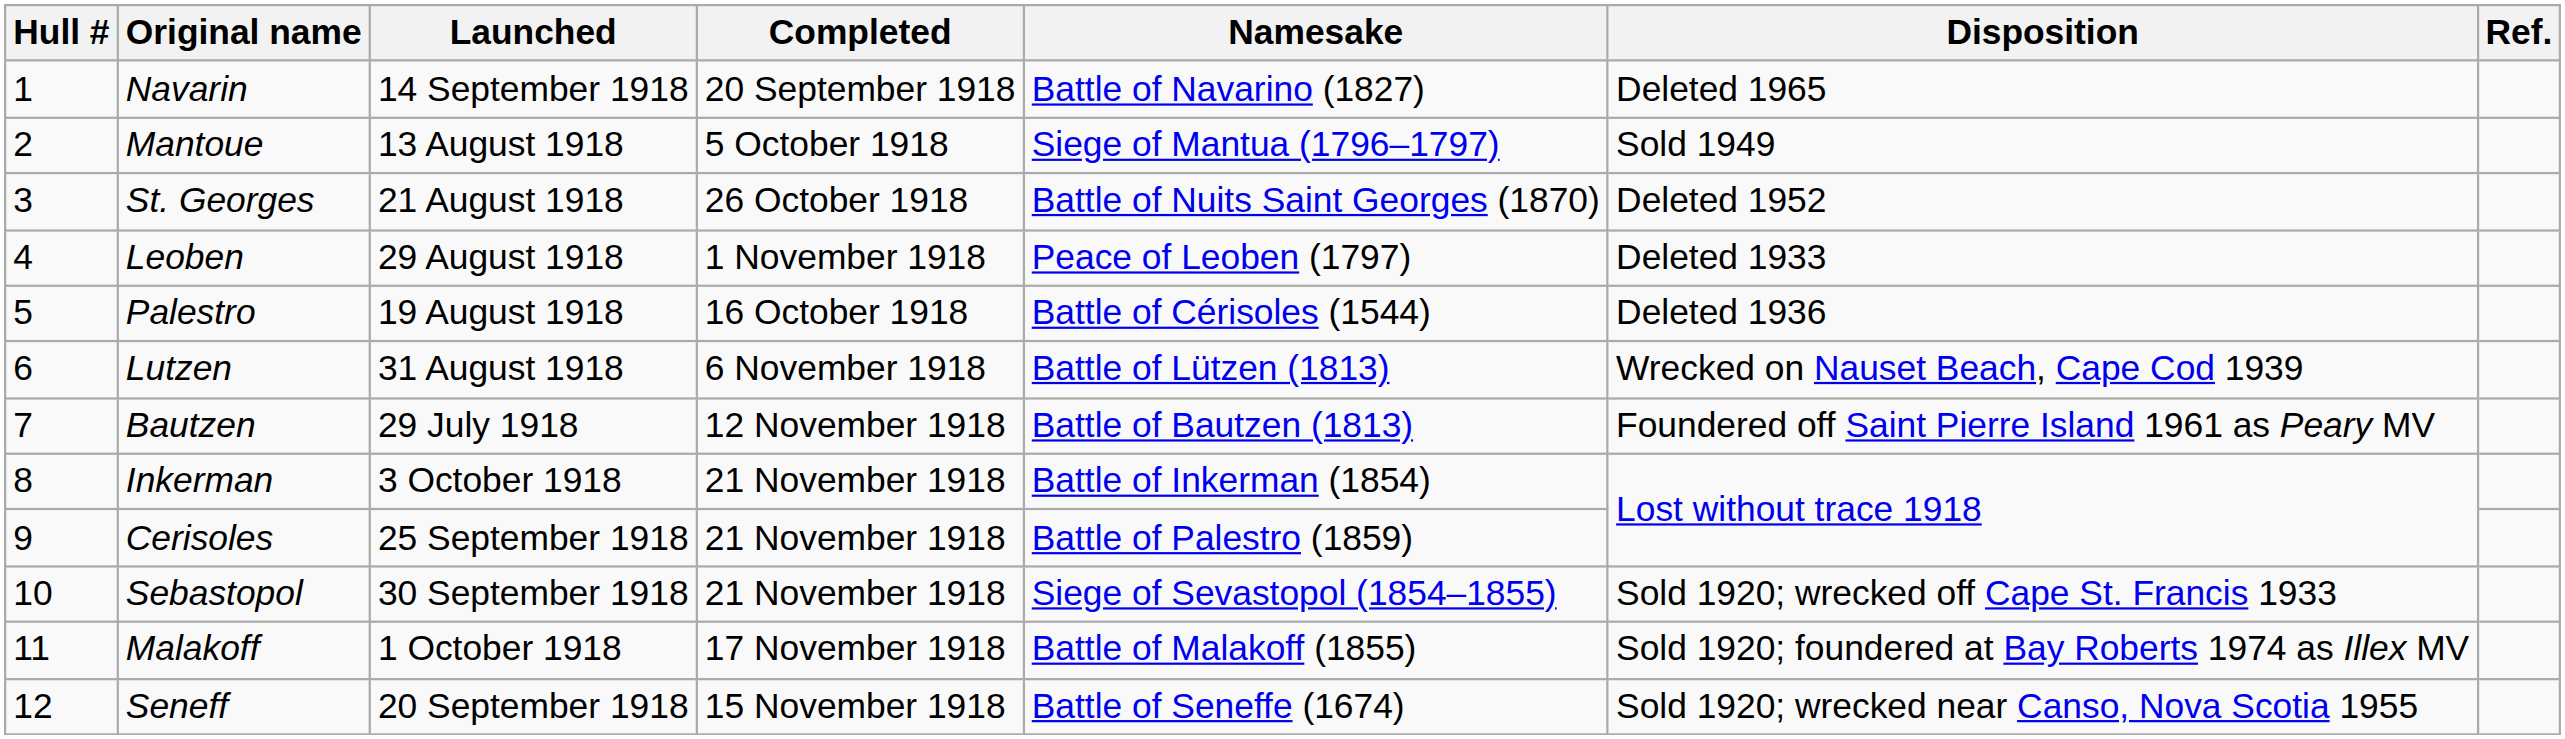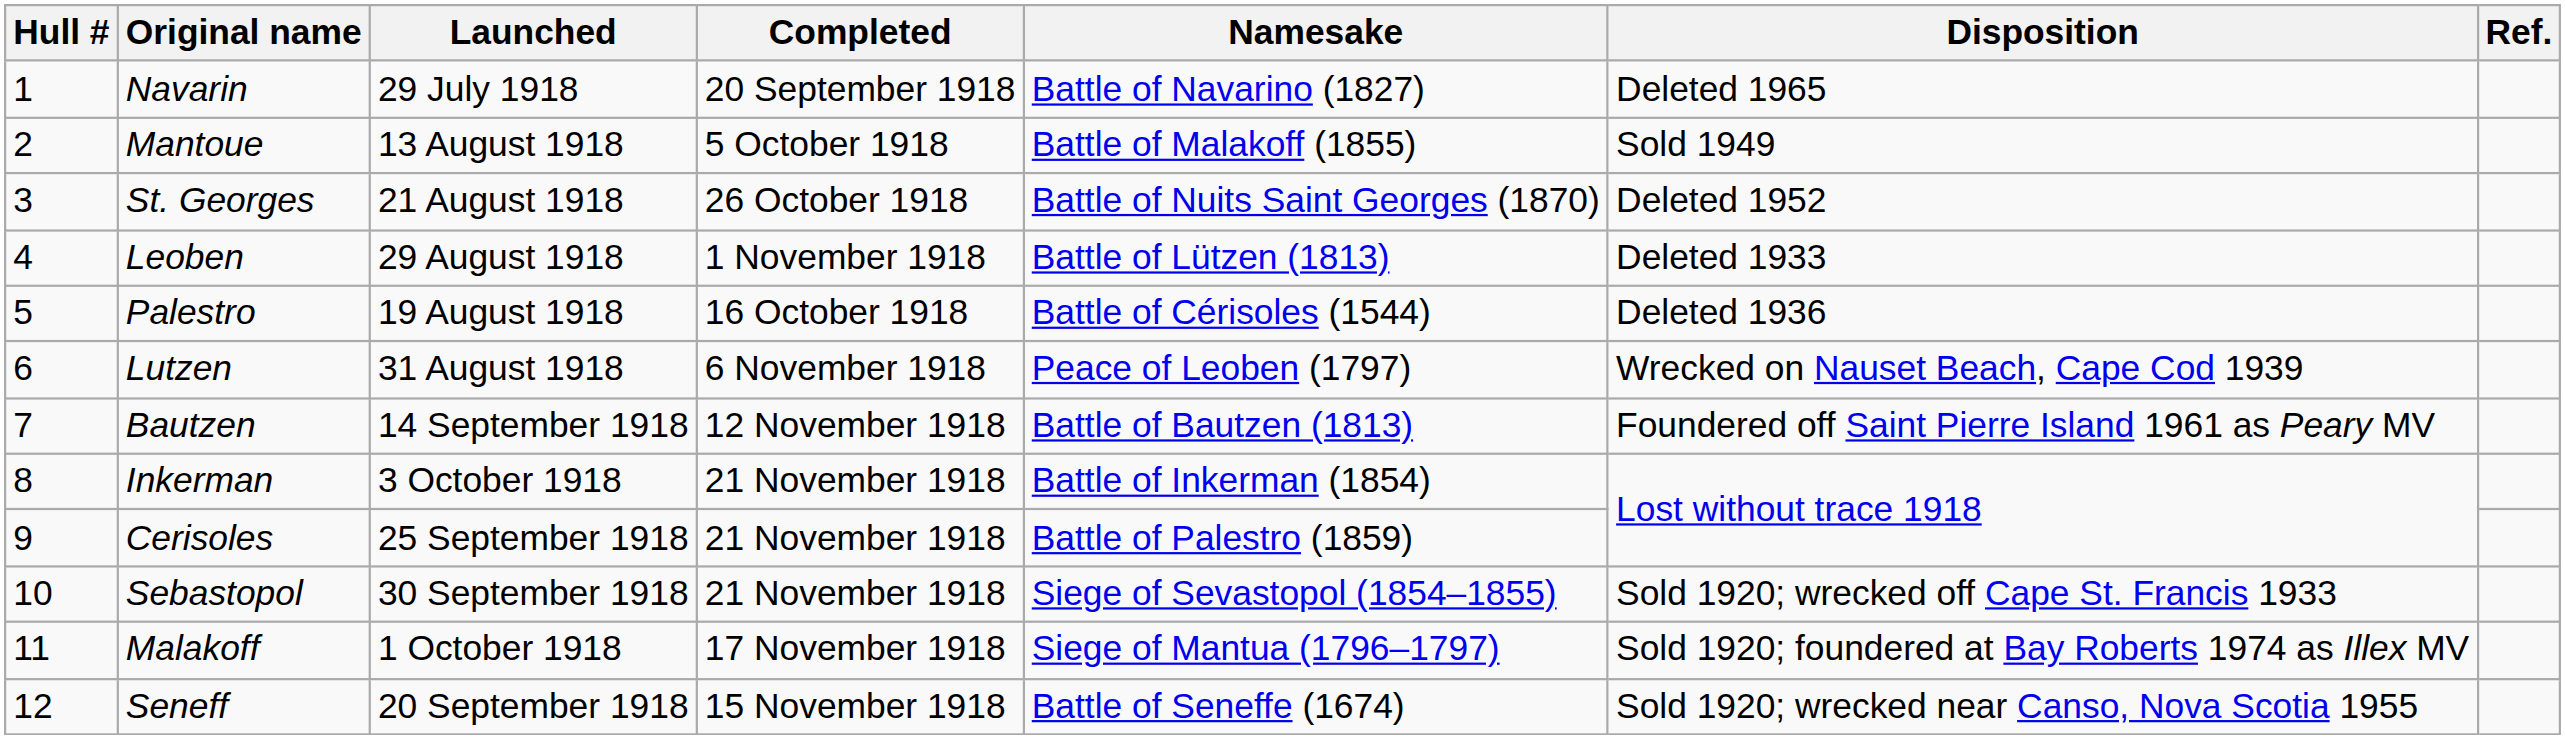(533, 88) 14 September 1918 -> (478, 88) 29 July 1918
(1266, 144) Siege of Mantua (1796–1797) -> (1224, 144) Battle of Malakoff (1855)
(1221, 256) Peace of Leoben (1797) -> (1211, 256) Battle of Lützen (1813)
(1211, 369) Battle of Lützen (1813) -> (1221, 369) Peace of Leoben (1797)
(478, 425) 29 July 1918 -> (533, 425) 14 September 1918
(1224, 649) Battle of Malakoff (1855) -> (1266, 649) Siege of Mantua (1796–1797)
